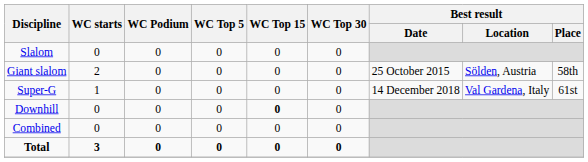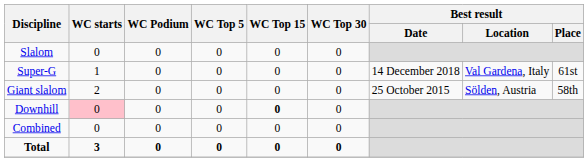rows swapped: (37, 71) <-> (37, 90)
(97, 109) no background -> (97, 109) pink background
